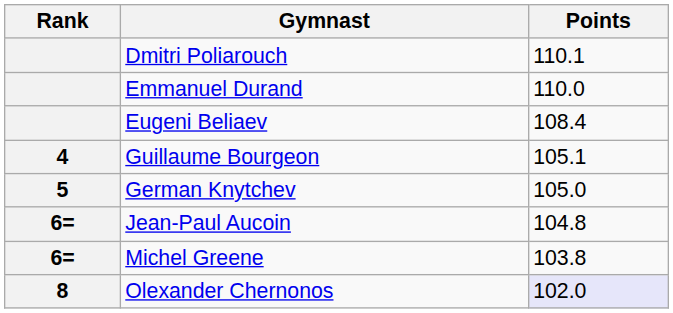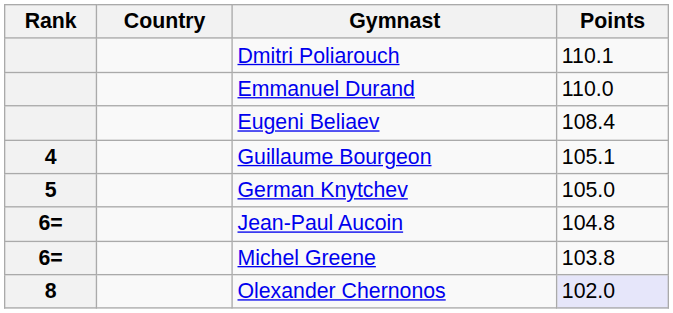+ column: (165, 21)
